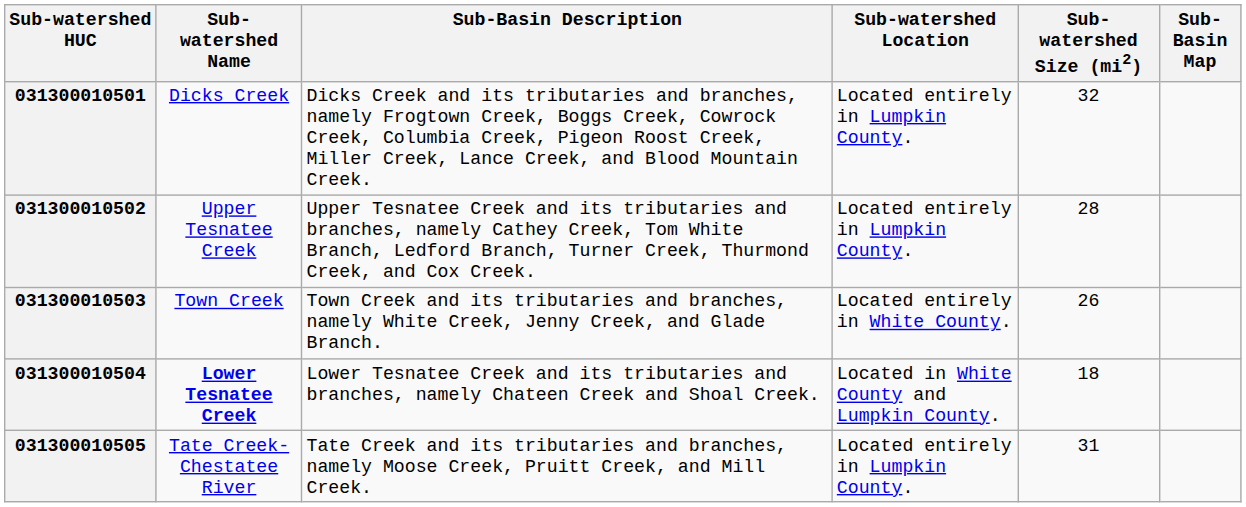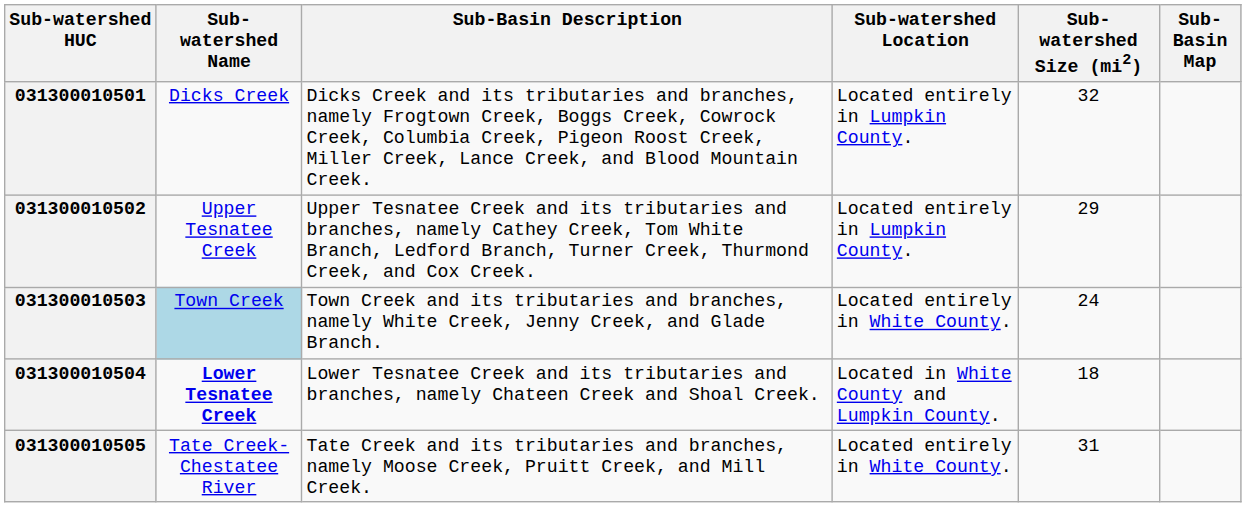(1089, 210) 28 -> (1089, 210) 29
(229, 302) no background -> (229, 302) lightblue background
(1089, 302) 26 -> (1089, 302) 24
(924, 467) Located entirely in Lumpkin County. -> (924, 456) Located entirely in White County.
